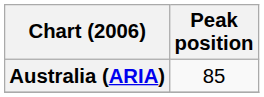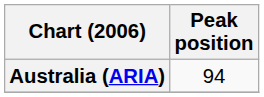(214, 75) 85 -> (214, 75) 94
